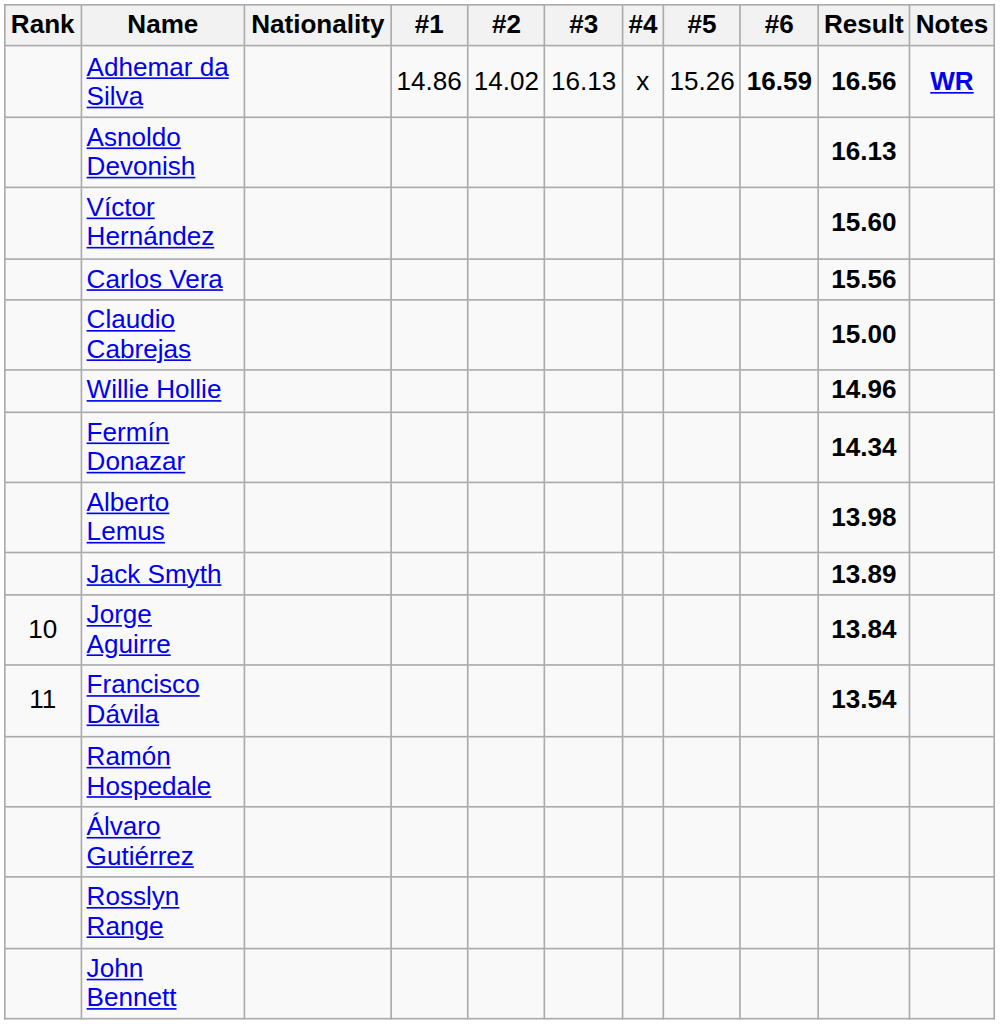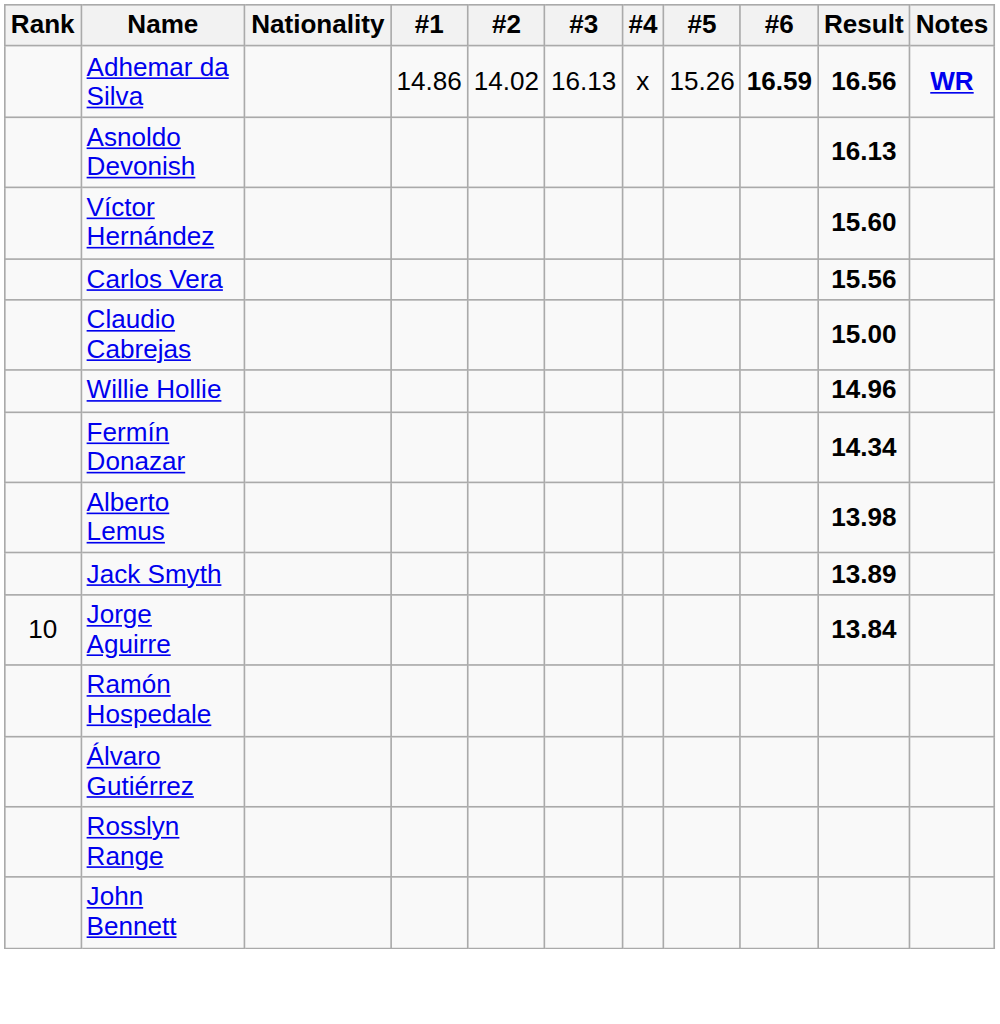- row: (143, 700)
